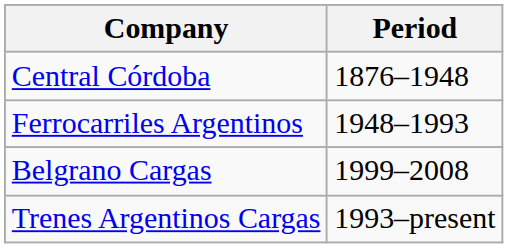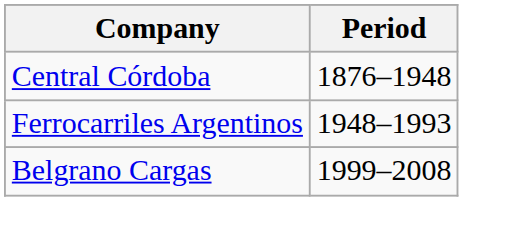- row: (166, 218)
